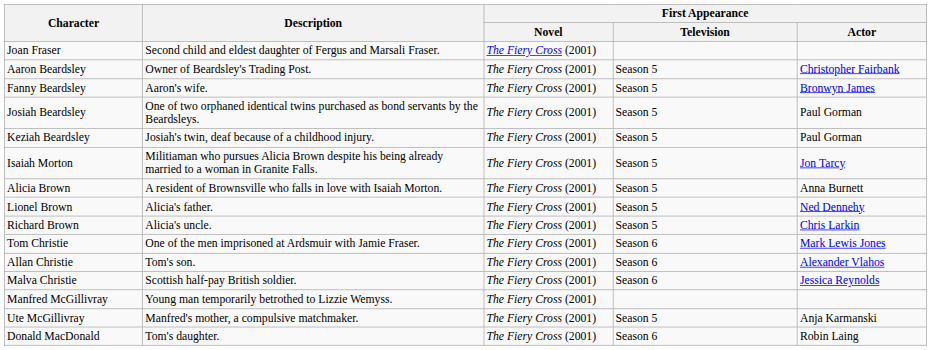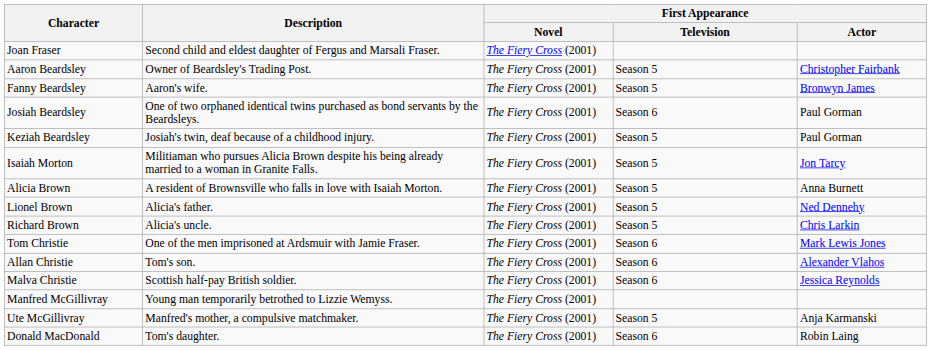(637, 112) Season 5 -> (637, 112) Season 6
